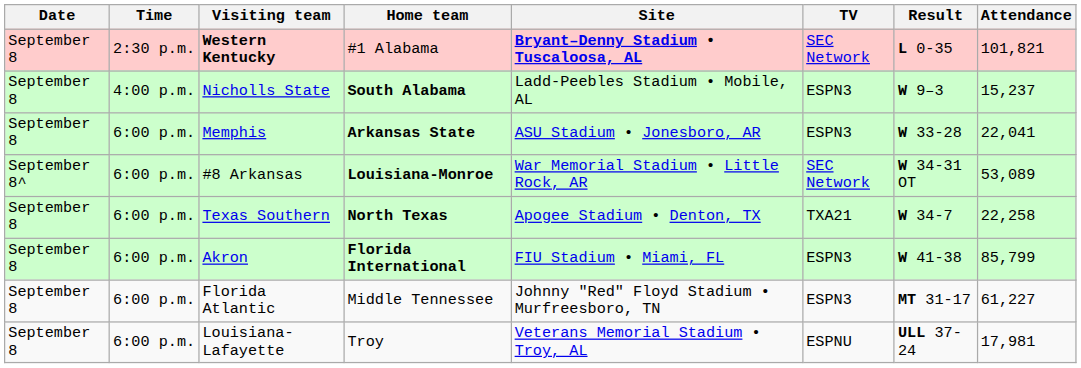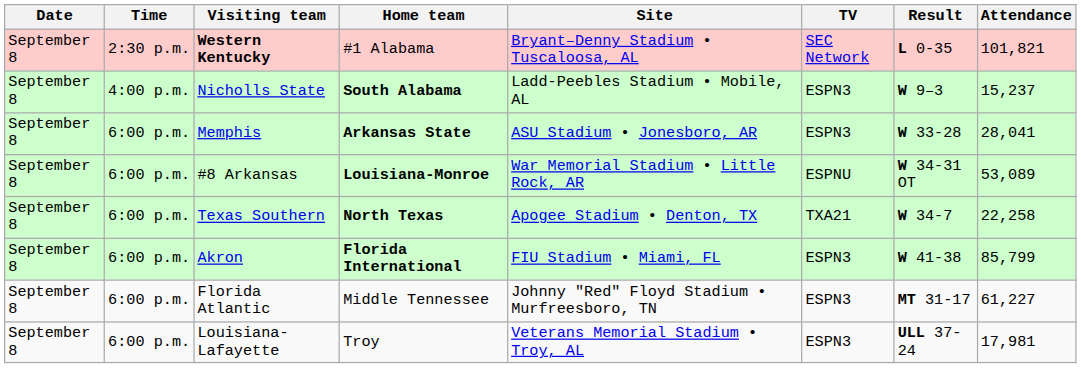(615, 50) bold -> (611, 50) normal
(1008, 134) 22,041 -> (1008, 134) 28,041
(49, 176) September 8^ -> (49, 176) September 8
(838, 176) SEC Network -> (828, 176) ESPNU
(829, 343) ESPNU -> (828, 343) ESPN3
